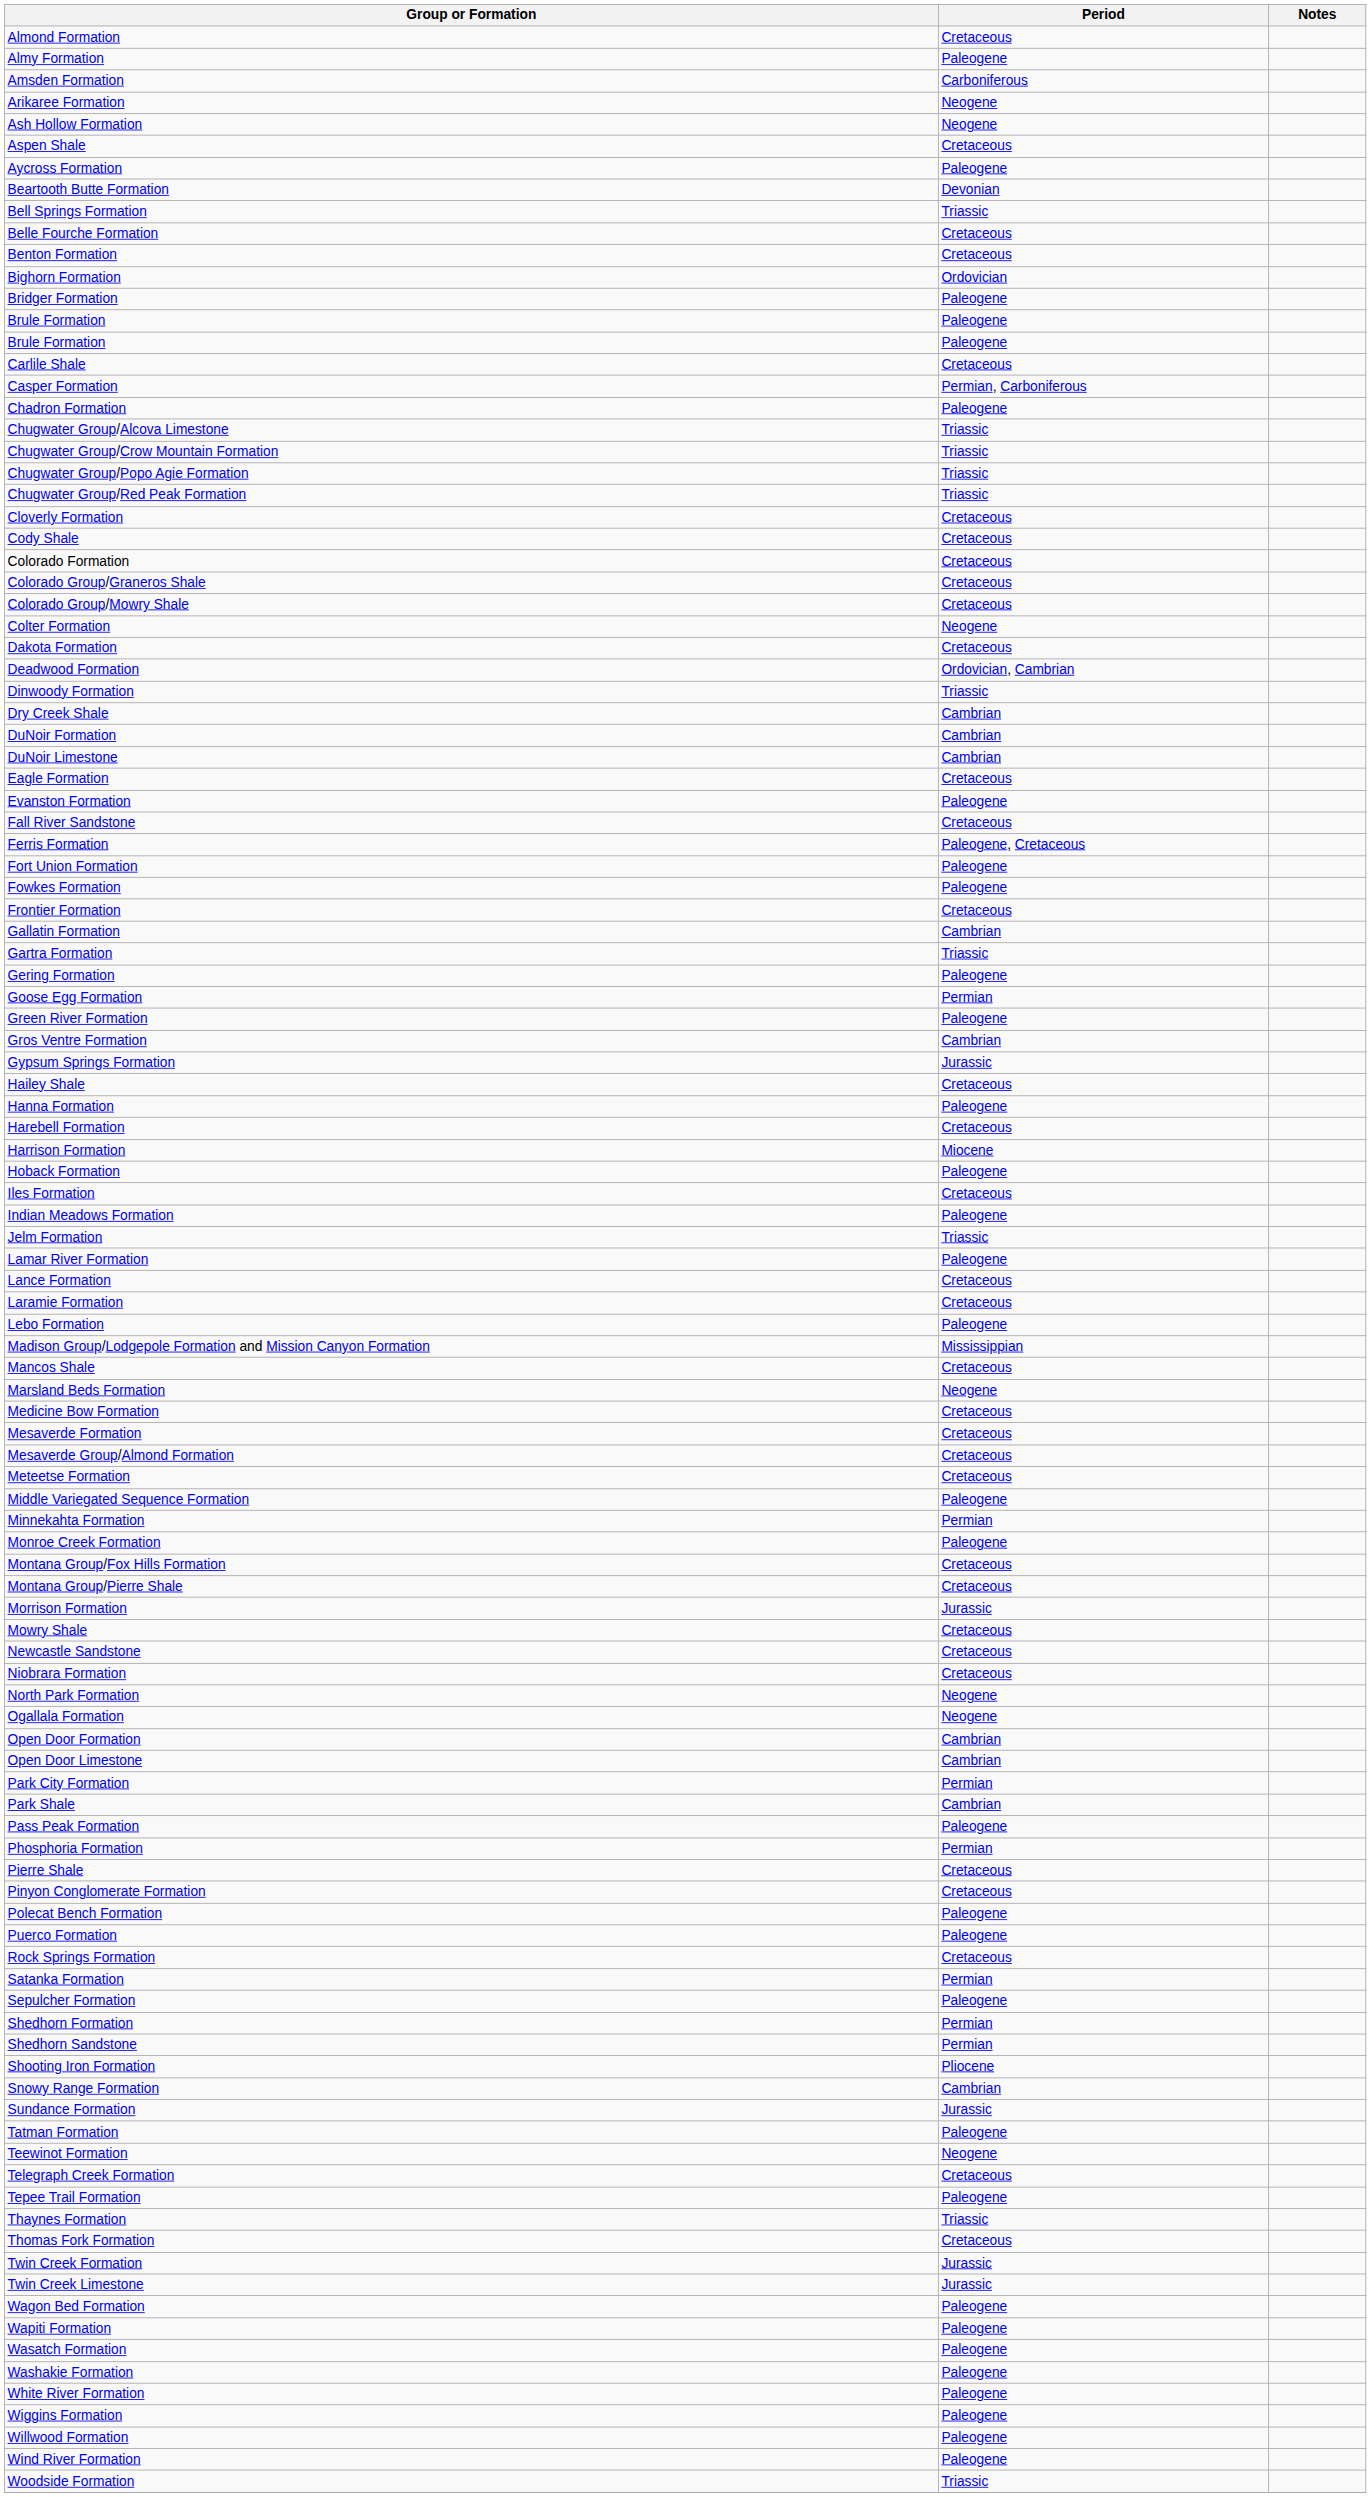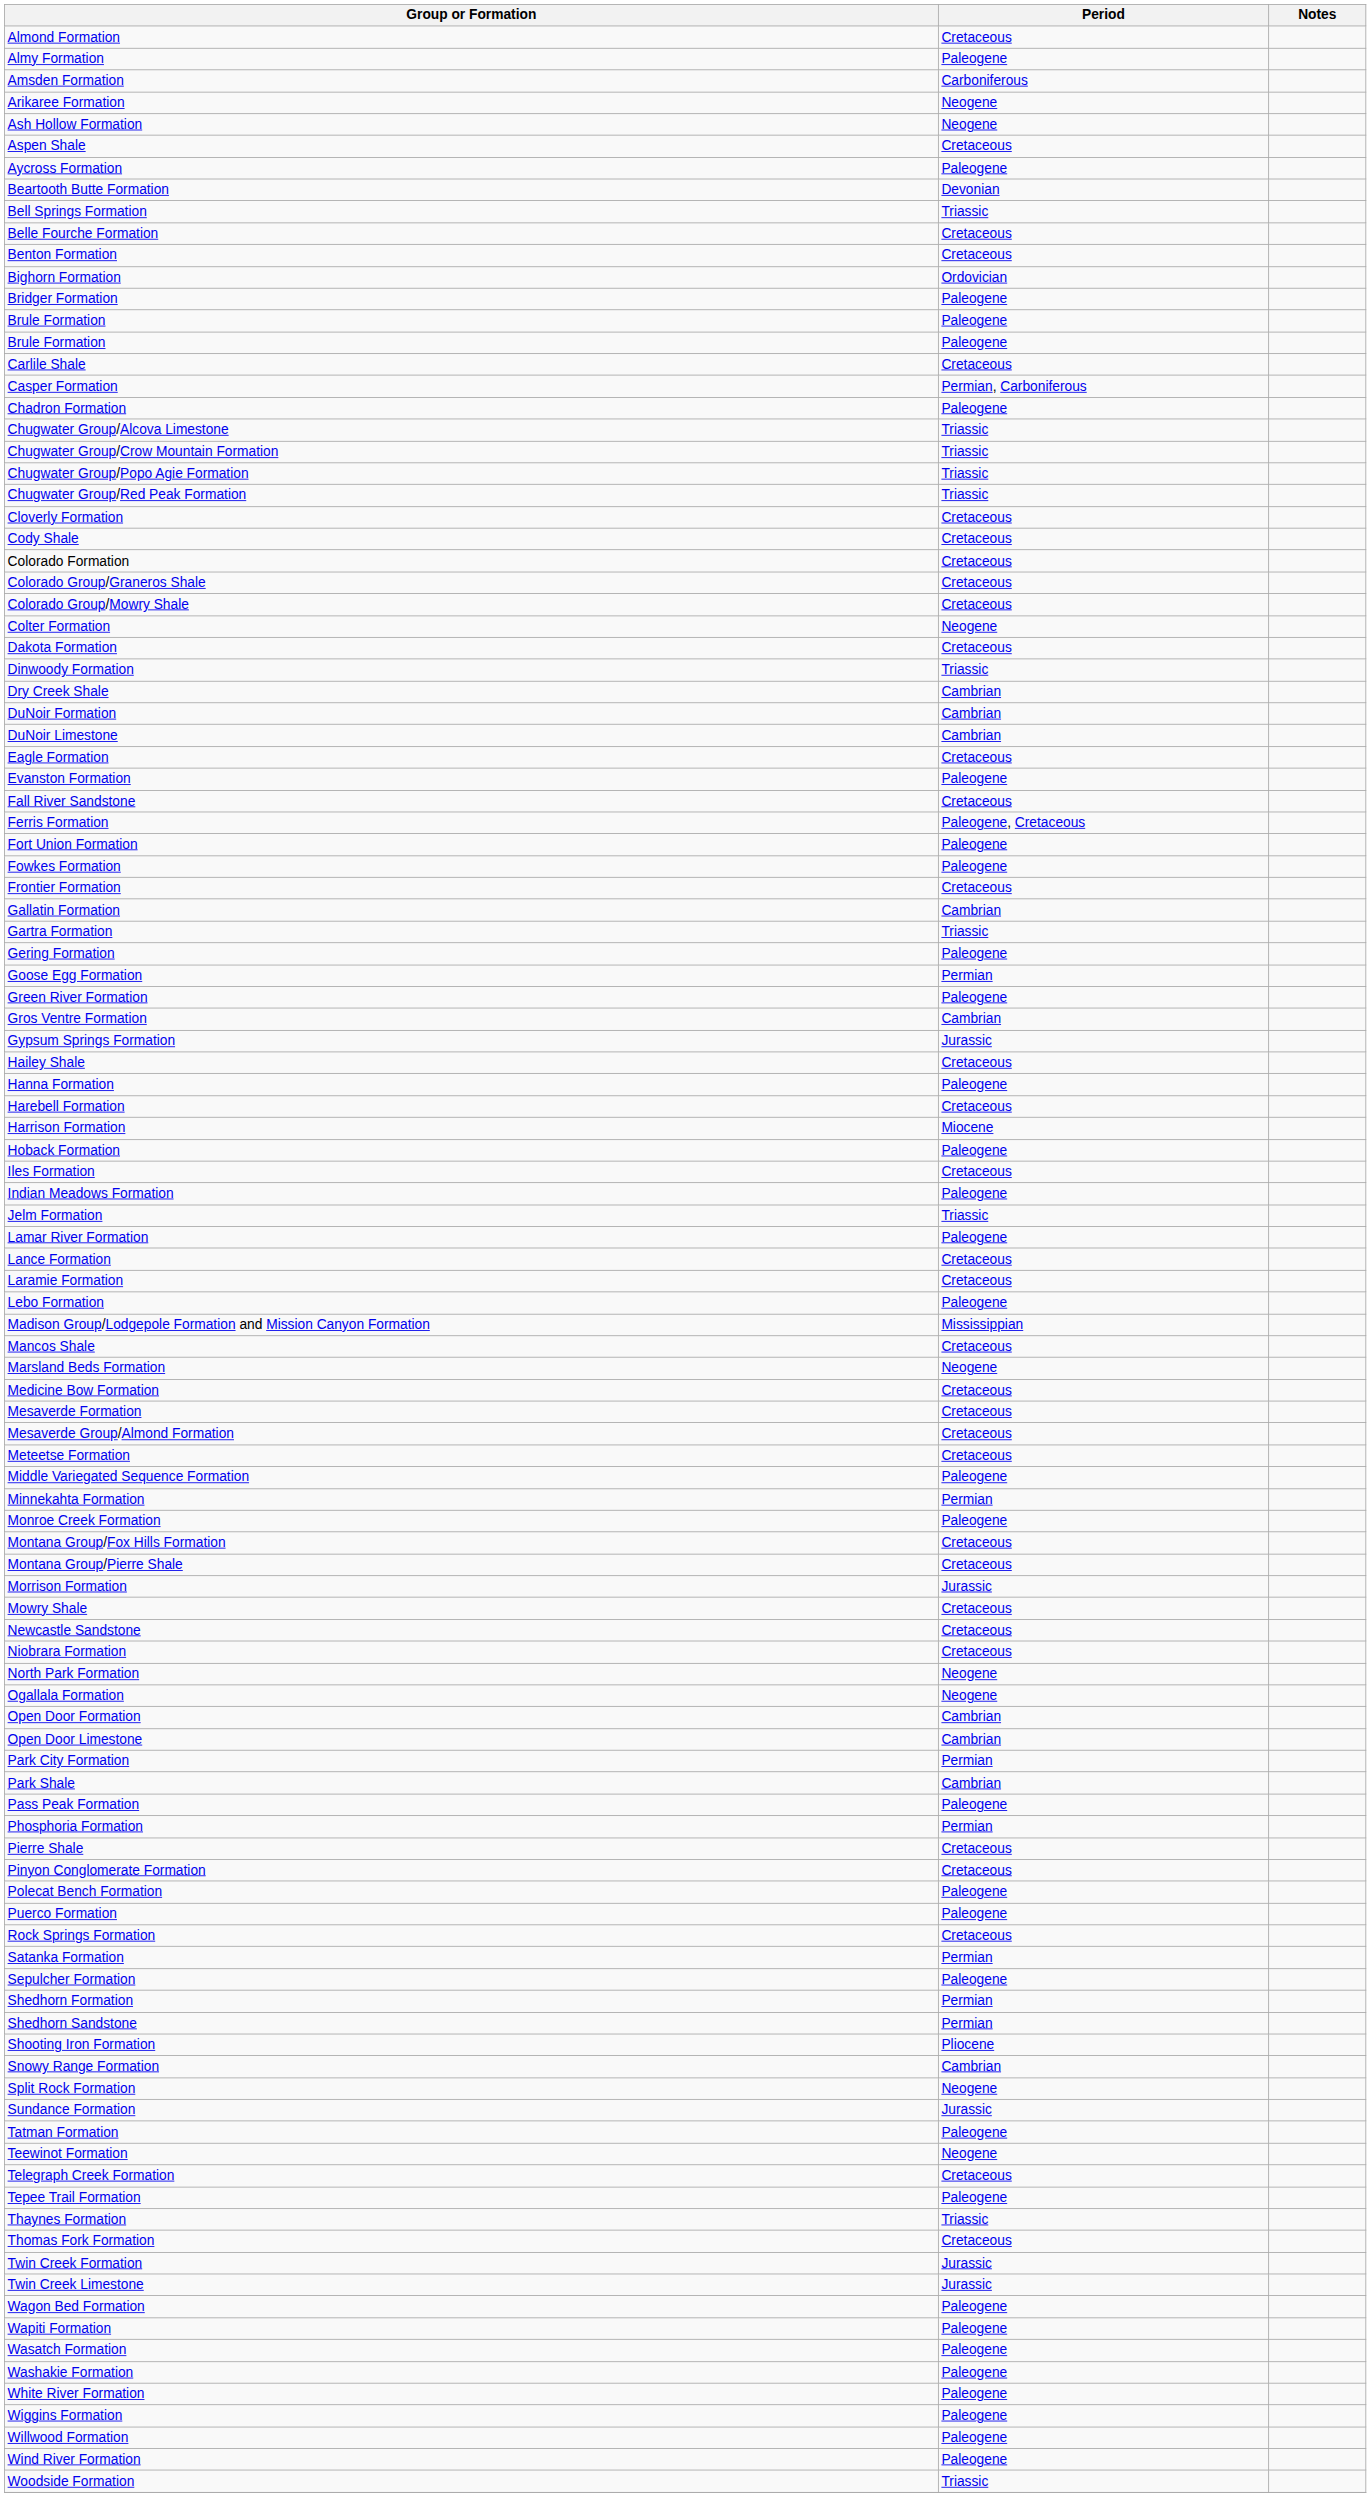- row: (73, 670)
+ row: (71, 2088)
